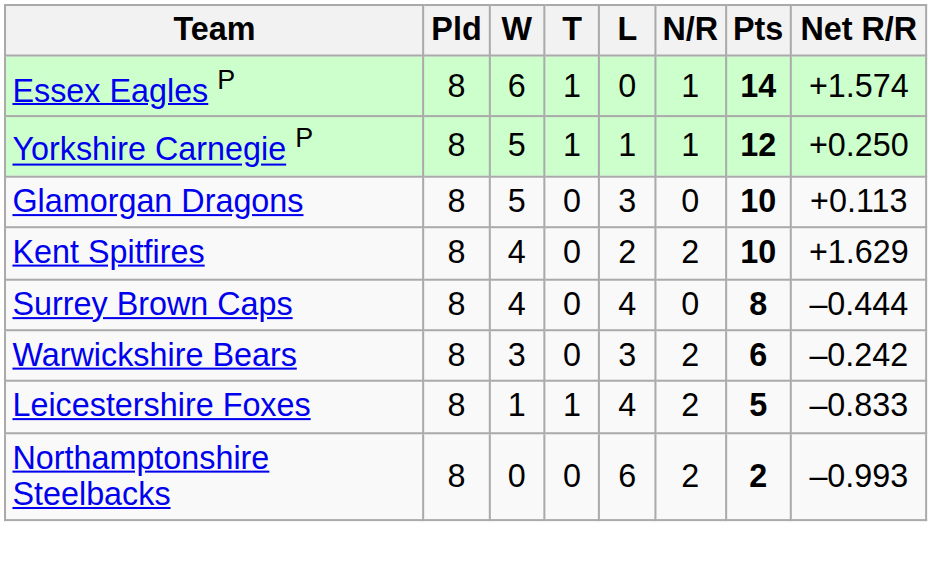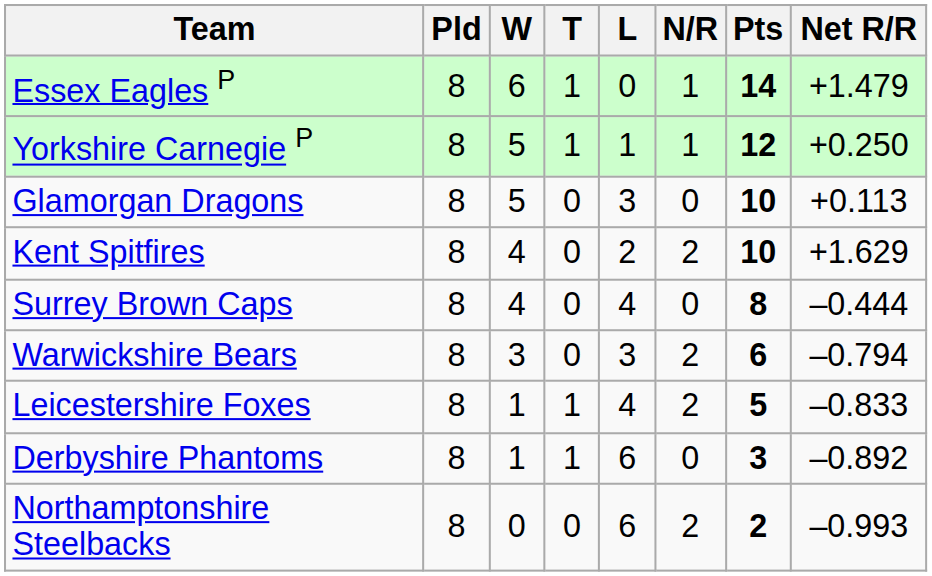(859, 85) +1.574 -> (859, 85) +1.479
(859, 355) –0.242 -> (859, 355) –0.794
+ row: (168, 457)
